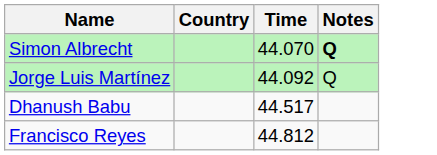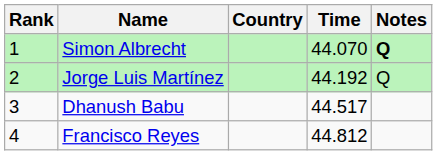+ column: (31, 19)
(286, 78) 44.092 -> (339, 78) 44.192
